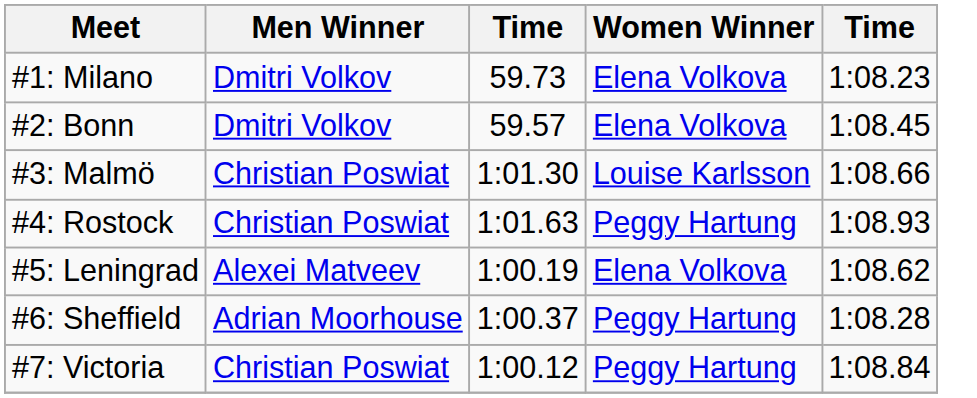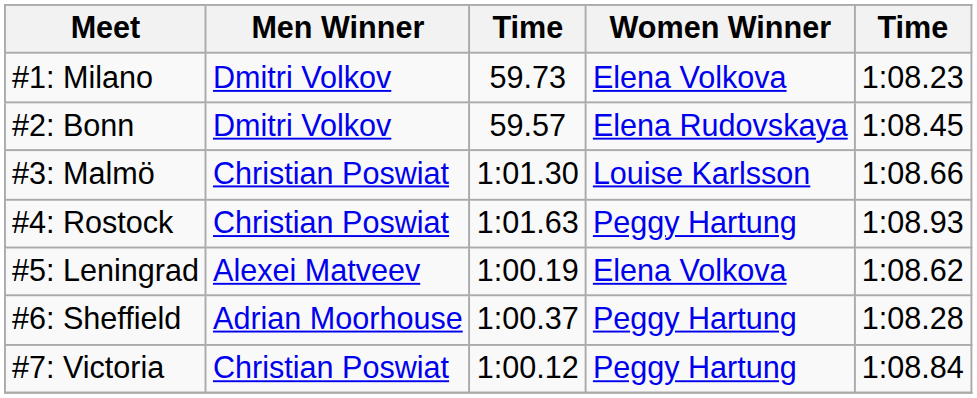(690, 125) Elena Volkova -> (720, 125) Elena Rudovskaya
